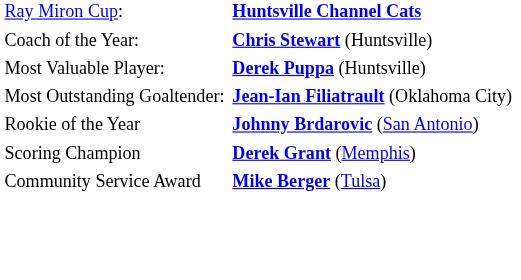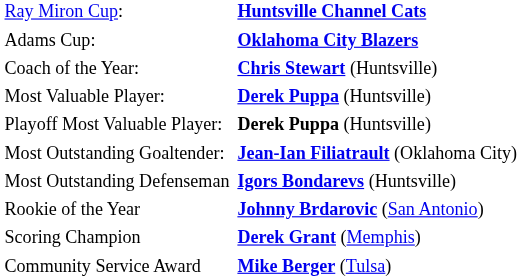+ row: (50, 39)
+ row: (113, 124)
+ row: (117, 181)
